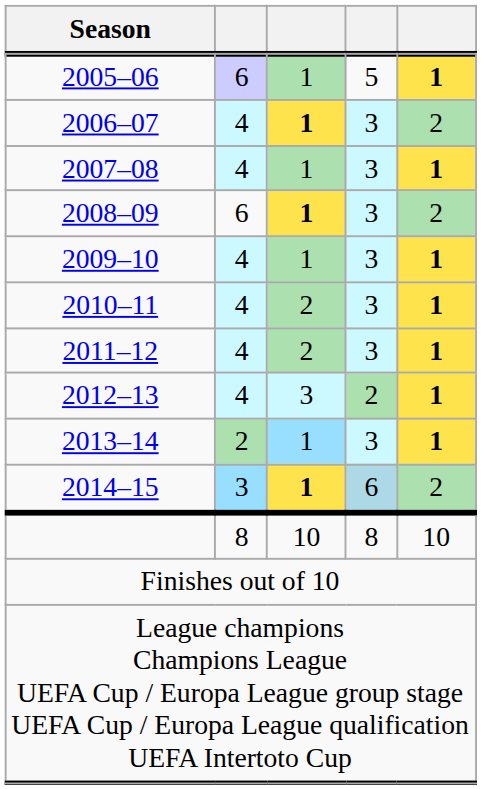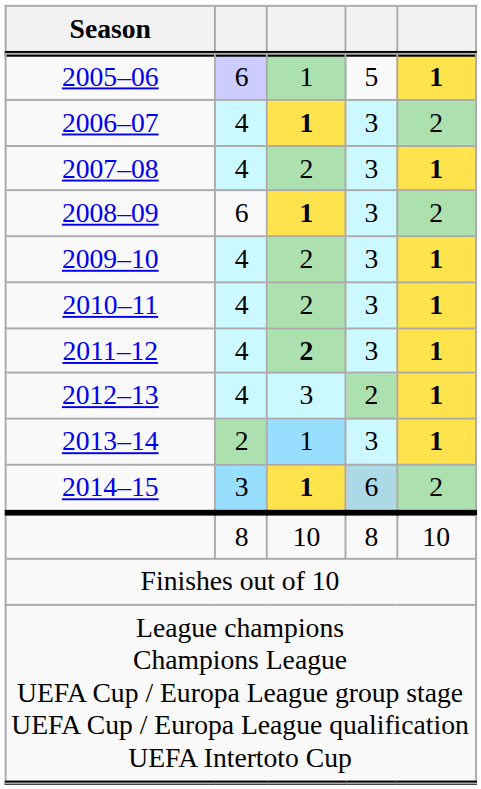(306, 167) 1 -> (306, 167) 2
(306, 258) 1 -> (306, 258) 2
(306, 350) normal -> (306, 350) bold
